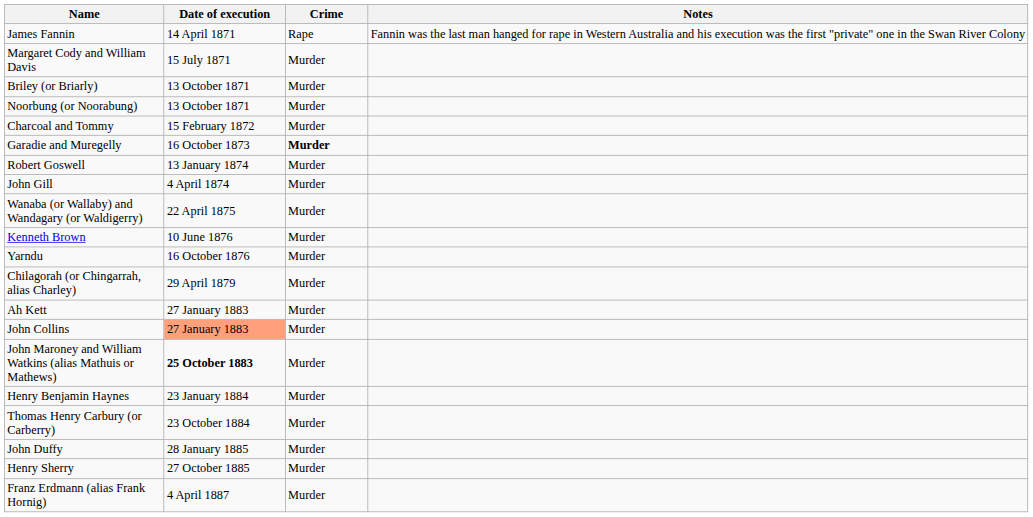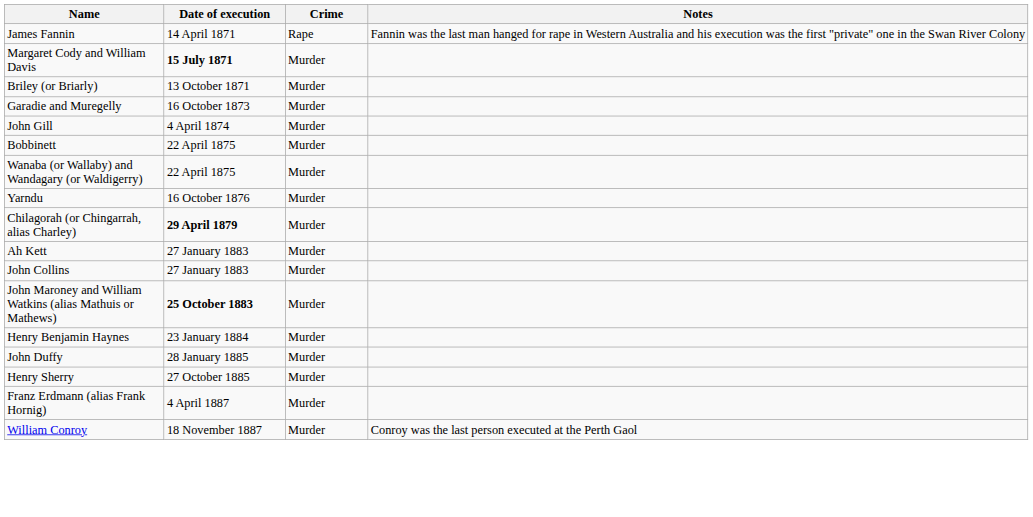(199, 60) normal -> (200, 60) bold
- row: (72, 106)
- row: (60, 125)
(309, 145) bold -> (307, 106) normal
- row: (46, 164)
+ row: (32, 145)
- row: (46, 237)
(201, 283) normal -> (202, 224) bold
(208, 329) lightsalmon background -> (208, 270) no background
- row: (74, 422)
+ row: (47, 429)
